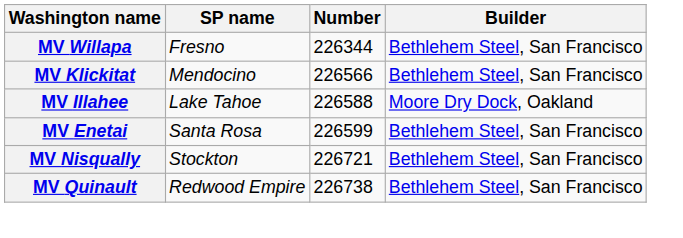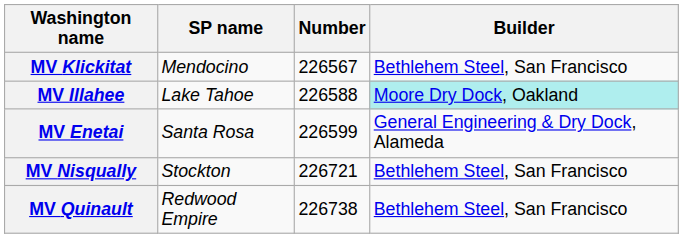- row: (85, 46)
(343, 74) 226566 -> (328, 66) 226567
(491, 103) no background -> (476, 94) paleturquoise background
(516, 131) Bethlehem Steel, San Francisco -> (505, 133) General Engineering & Dry Dock, Alameda
